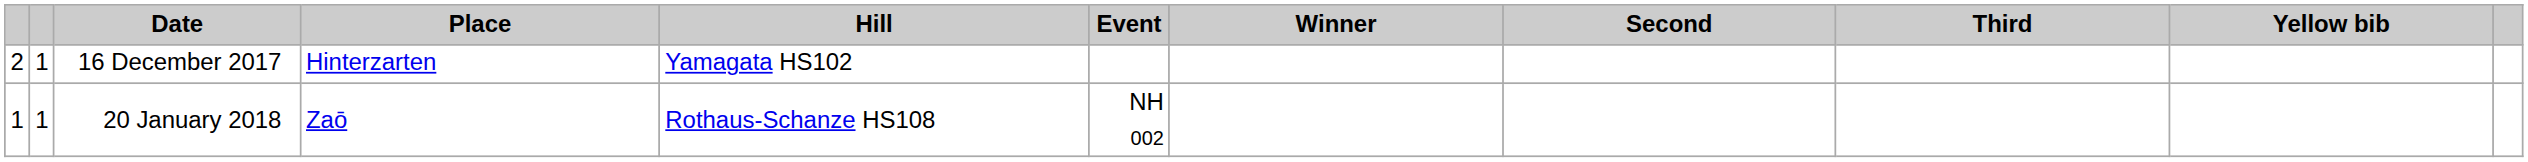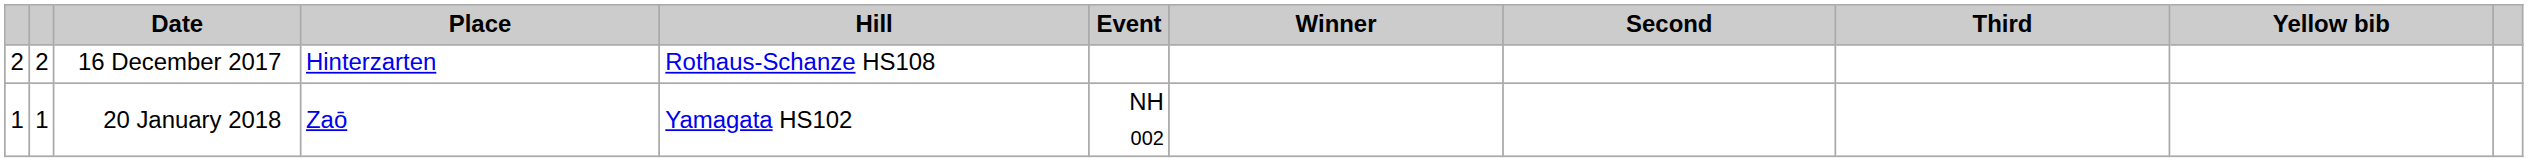(42, 62) 1 -> (42, 62) 2
(759, 62) Yamagata HS102 -> (800, 62) Rothaus-Schanze HS108
(800, 119) Rothaus-Schanze HS108 -> (759, 119) Yamagata HS102
